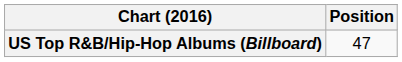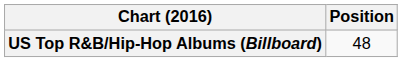(362, 43) 47 -> (362, 43) 48
